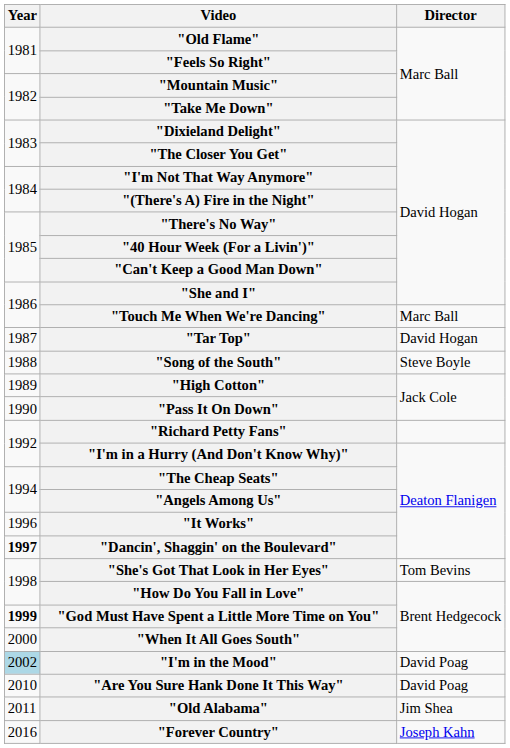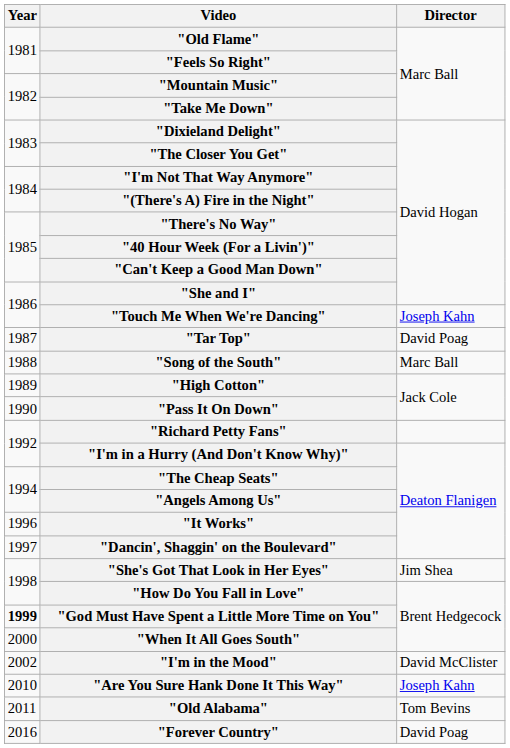(429, 316) Marc Ball -> (437, 316) Joseph Kahn
(439, 339) David Hogan -> (434, 339) David Poag
(435, 362) Steve Boyle -> (429, 362) Marc Ball
(22, 547) bold -> (22, 547) normal
(435, 570) Tom Bevins -> (426, 570) Jim Shea
(22, 662) lightblue background -> (22, 662) no background
(434, 662) David Poag -> (449, 662) David McClister
(434, 685) David Poag -> (437, 685) Joseph Kahn
(426, 708) Jim Shea -> (435, 708) Tom Bevins
(437, 731) Joseph Kahn -> (434, 731) David Poag
